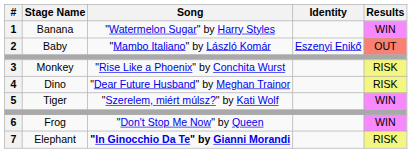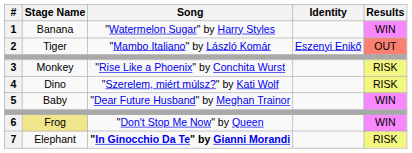(55, 46) Baby -> (55, 46) Tiger
(190, 84) "Dear Future Husband" by Meghan Trainor -> (190, 84) "Szerelem, miért múlsz?" by Kati Wolf
(55, 101) Tiger -> (55, 101) Baby
(190, 101) "Szerelem, miért múlsz?" by Kati Wolf -> (190, 101) "Dear Future Husband" by Meghan Trainor
(55, 123) no background -> (55, 123) khaki background
